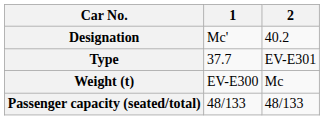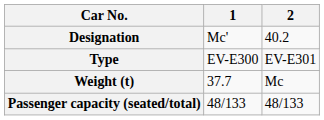(219, 59) 37.7 -> (233, 59) EV-E300
(233, 81) EV-E300 -> (219, 81) 37.7
